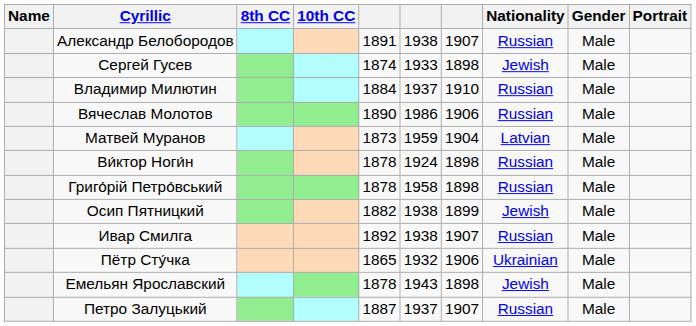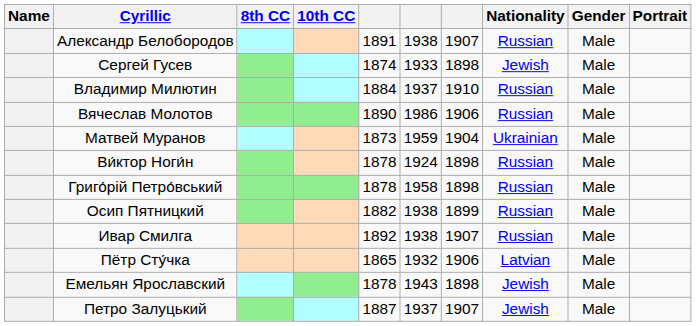(525, 138) Latvian -> (525, 138) Ukrainian
(525, 211) Jewish -> (525, 211) Russian
(525, 260) Ukrainian -> (525, 260) Latvian
(525, 308) Russian -> (525, 308) Jewish
